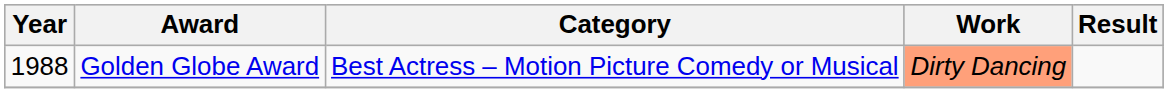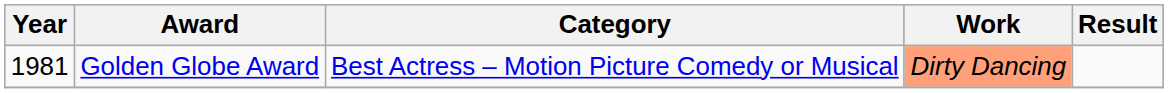(40, 66) 1988 -> (40, 66) 1981
